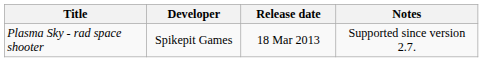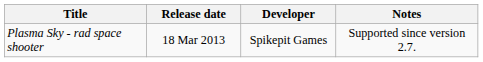columns swapped: (194, 14) <-> (288, 14)
